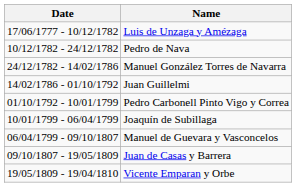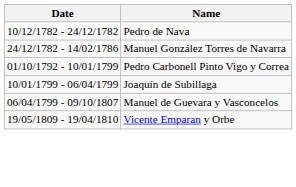- row: (185, 31)
- row: (157, 84)
- row: (177, 155)
